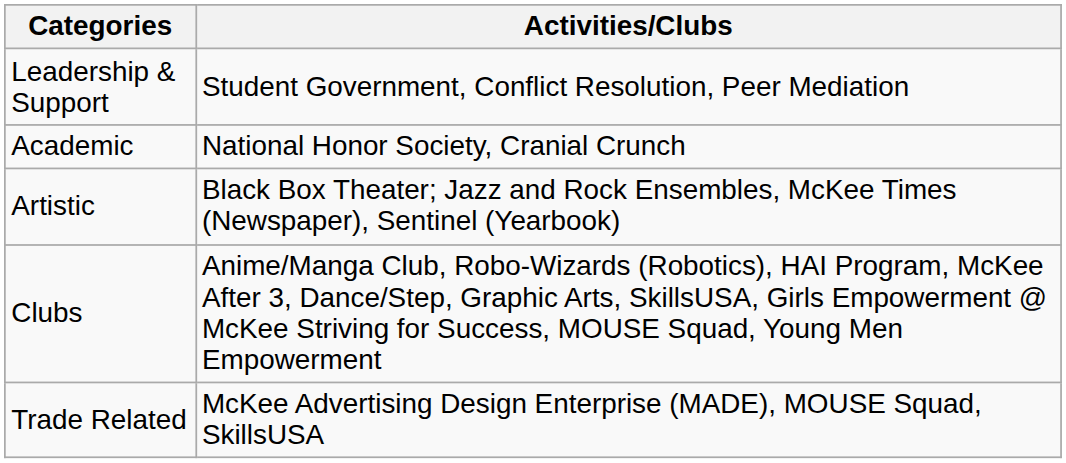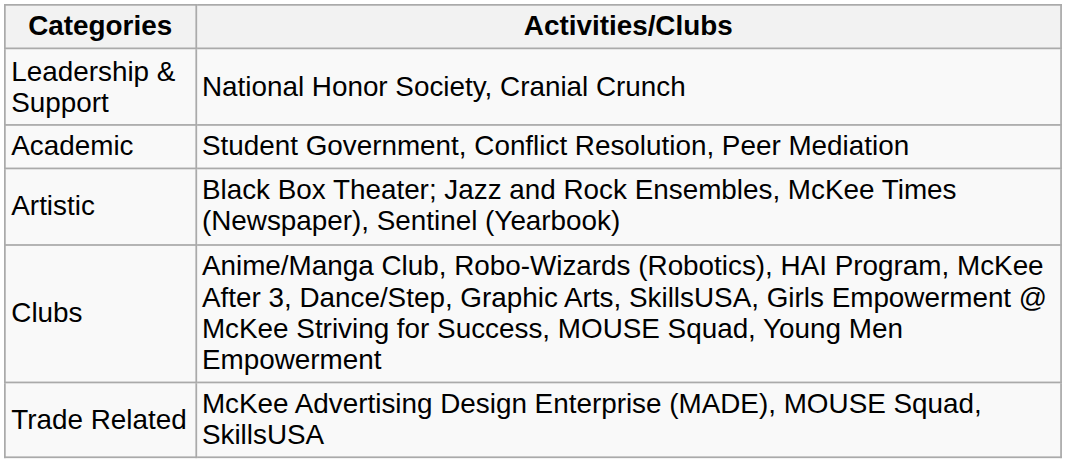(556, 86) Student Government, Conflict Resolution, Peer Mediation -> (444, 86) National Honor Society, Cranial Crunch
(444, 146) National Honor Society, Cranial Crunch -> (556, 146) Student Government, Conflict Resolution, Peer Mediation
